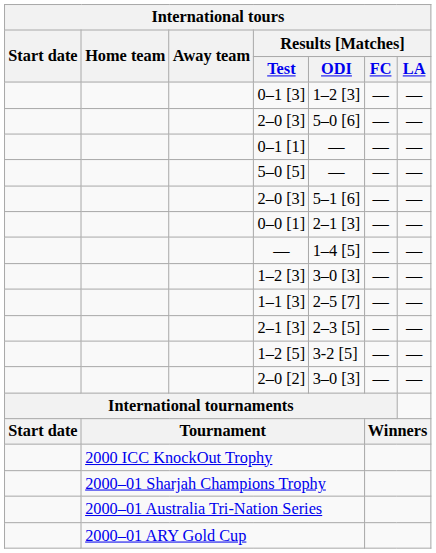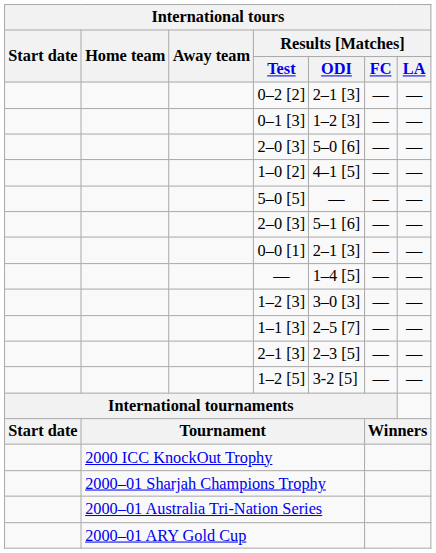+ row: (125, 95)
- row: (125, 147)
+ row: (125, 173)
- row: (125, 380)
